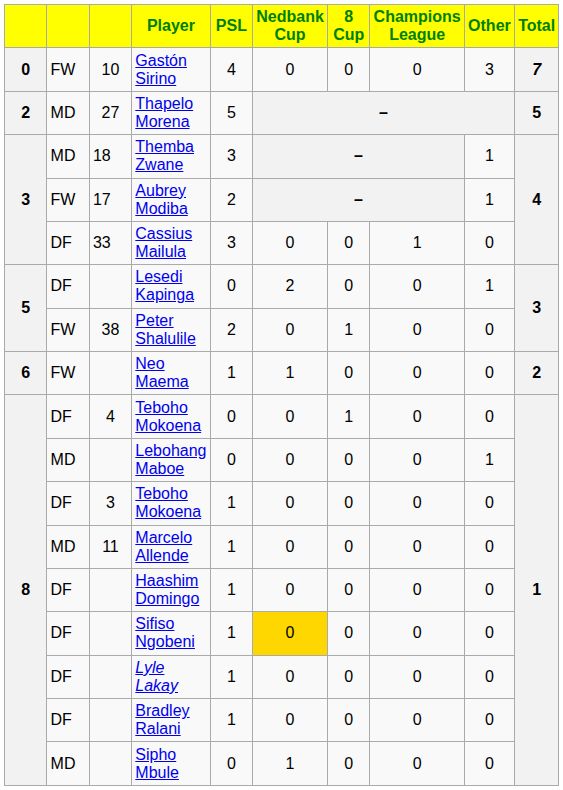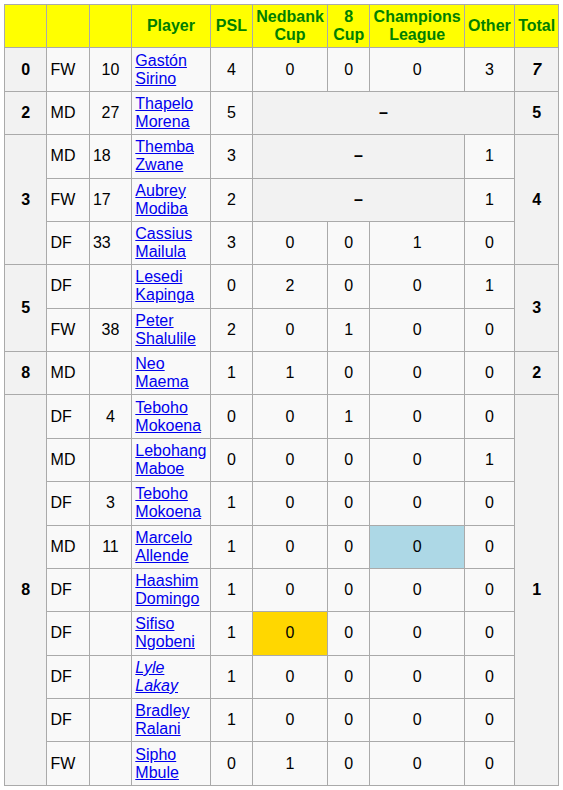(26, 373) 6 -> (26, 373) 8
(63, 373) FW -> (63, 373) MD
(417, 546) no background -> (417, 546) lightblue background
(63, 763) MD -> (63, 763) FW
